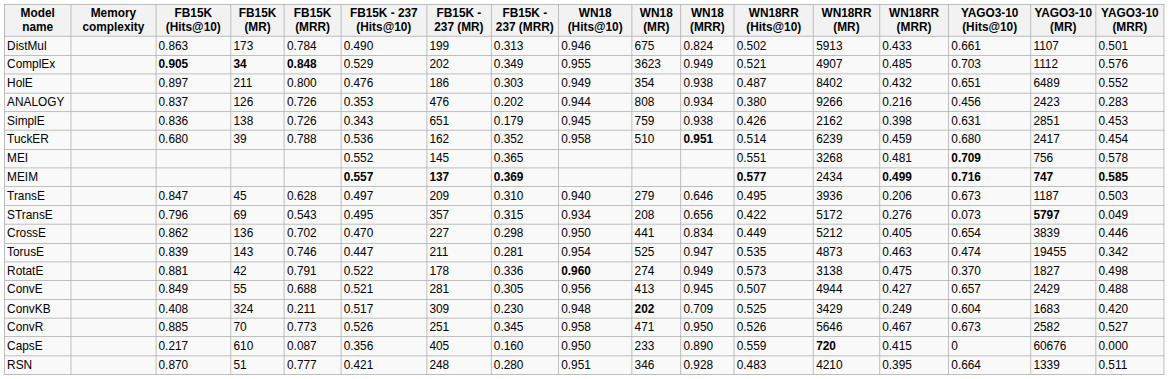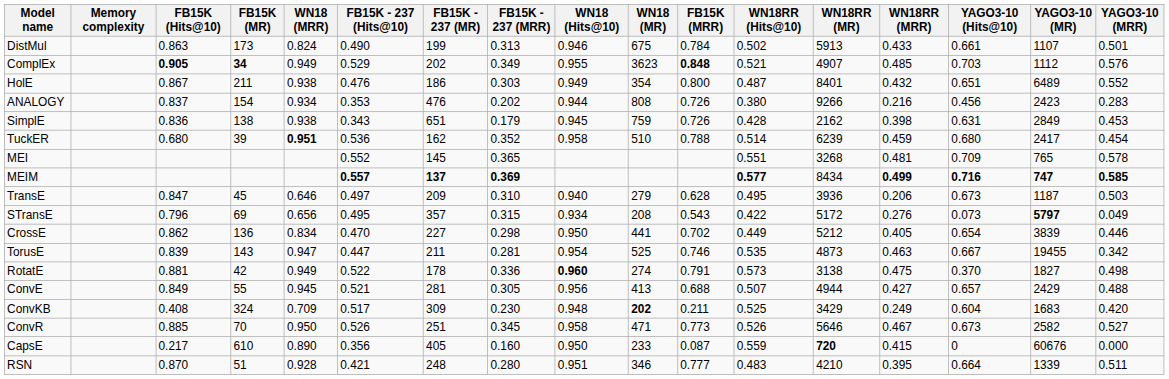columns swapped: (313, 20) <-> (707, 20)
(173, 83) 0.897 -> (173, 83) 0.867
(829, 83) 8402 -> (829, 83) 8401
(243, 102) 126 -> (243, 102) 154
(752, 121) 0.426 -> (752, 121) 0.428
(1047, 121) 2851 -> (1047, 121) 2849
(966, 158) bold -> (966, 158) normal
(1043, 158) 756 -> (1043, 158) 765
(829, 177) 2434 -> (829, 177) 8434
(966, 252) 0.474 -> (966, 252) 0.667
